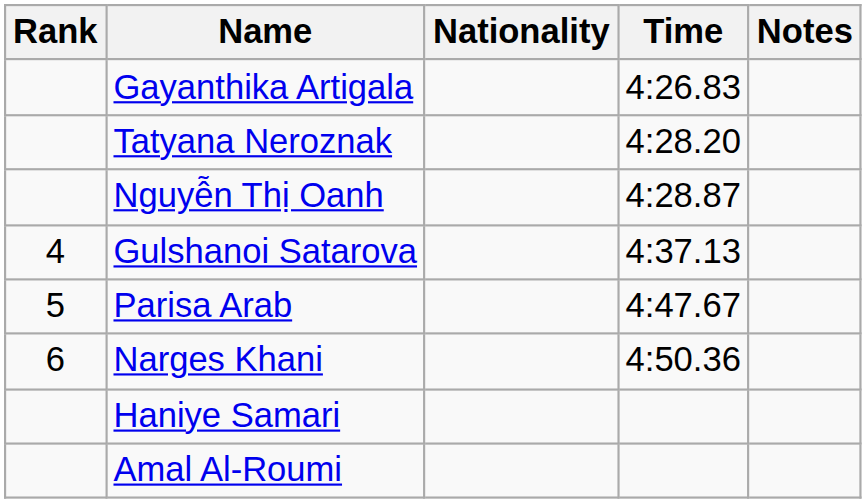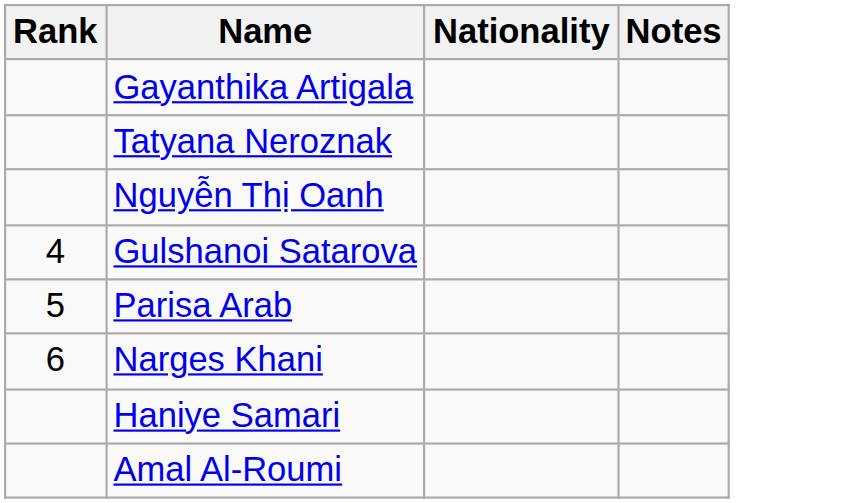- column: (683, 31)
